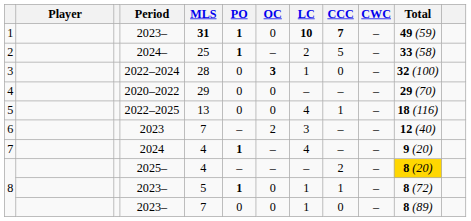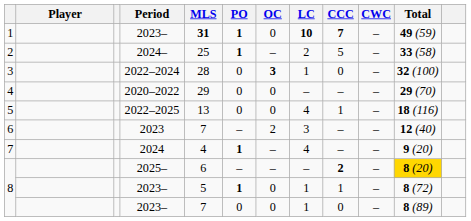(203, 168) 4 -> (203, 168) 6
(341, 168) normal -> (341, 168) bold
